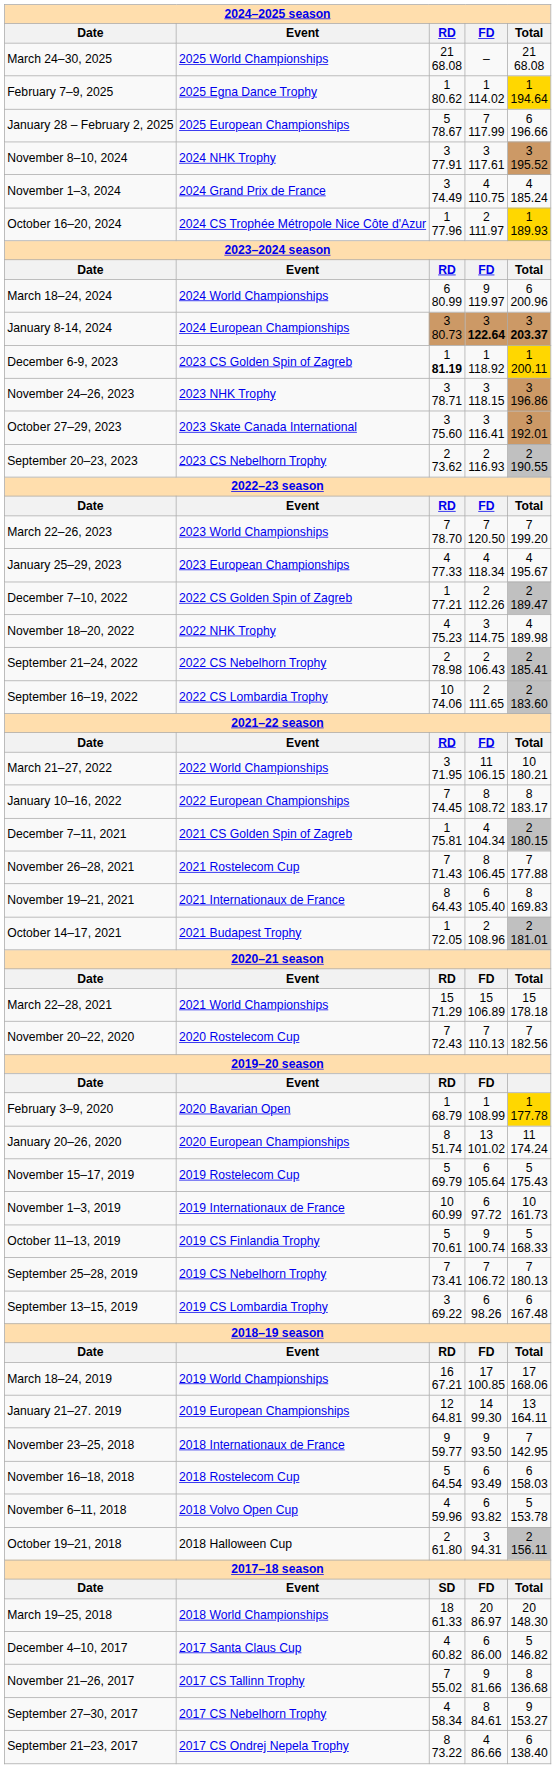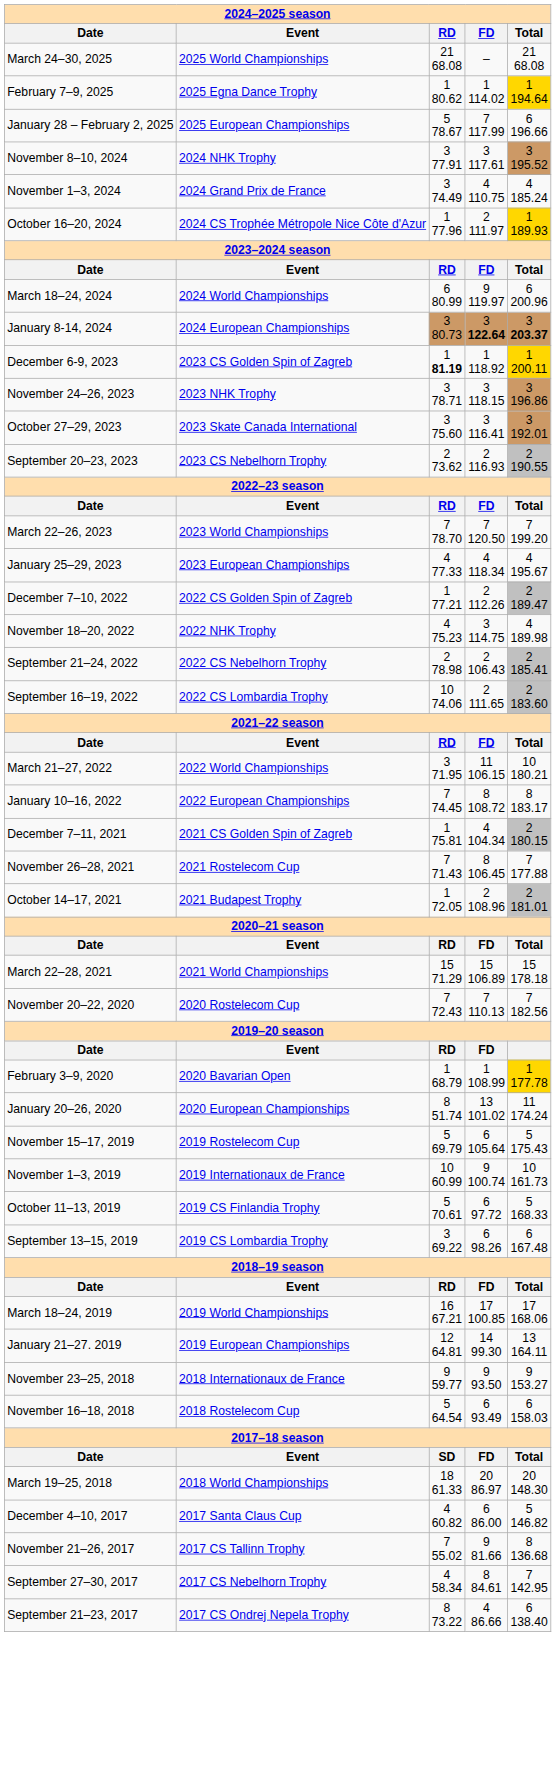- row: (71, 900)
(486, 1208) 6 97.72 -> (486, 1175) 9 100.74
(486, 1241) 9 100.74 -> (486, 1208) 6 97.72
- row: (72, 1274)
(529, 1444) 7 142.95 -> (529, 1378) 9 153.27
- row: (67, 1510)
- row: (64, 1543)
(529, 1714) 9 153.27 -> (529, 1582) 7 142.95
